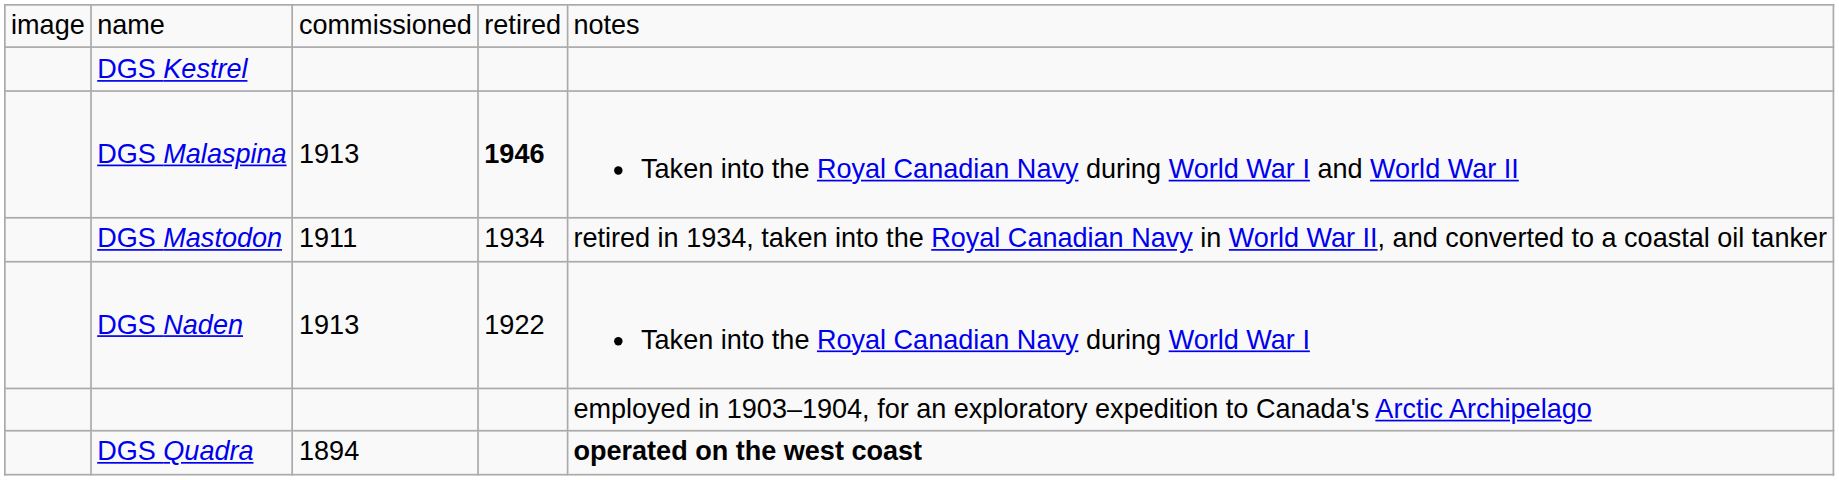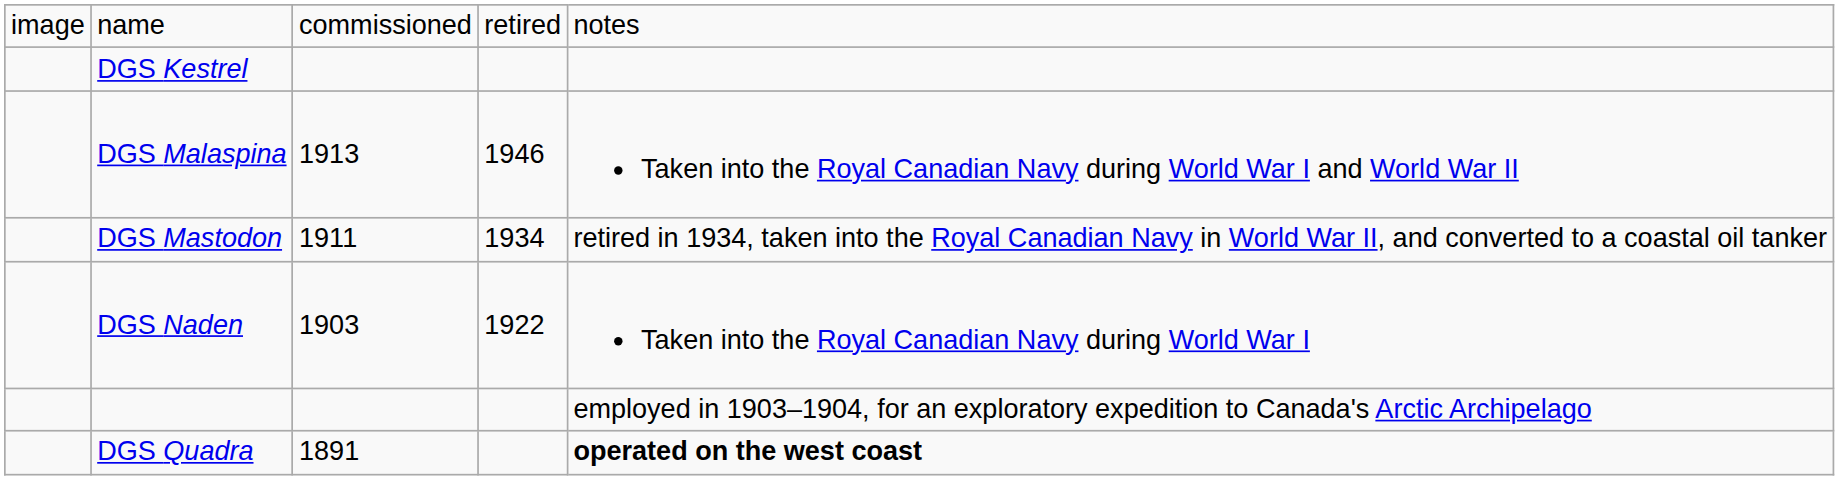(514, 153) bold -> (514, 153) normal
(329, 324) 1913 -> (329, 324) 1903
(329, 452) 1894 -> (329, 452) 1891
